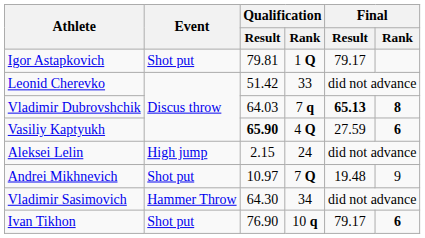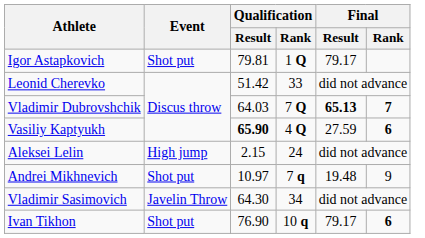(305, 107) 7 q -> (296, 107) 7 Q
(397, 107) 8 -> (388, 107) 7
(305, 176) 7 Q -> (296, 176) 7 q
(192, 199) Hammer Throw -> (187, 199) Javelin Throw
